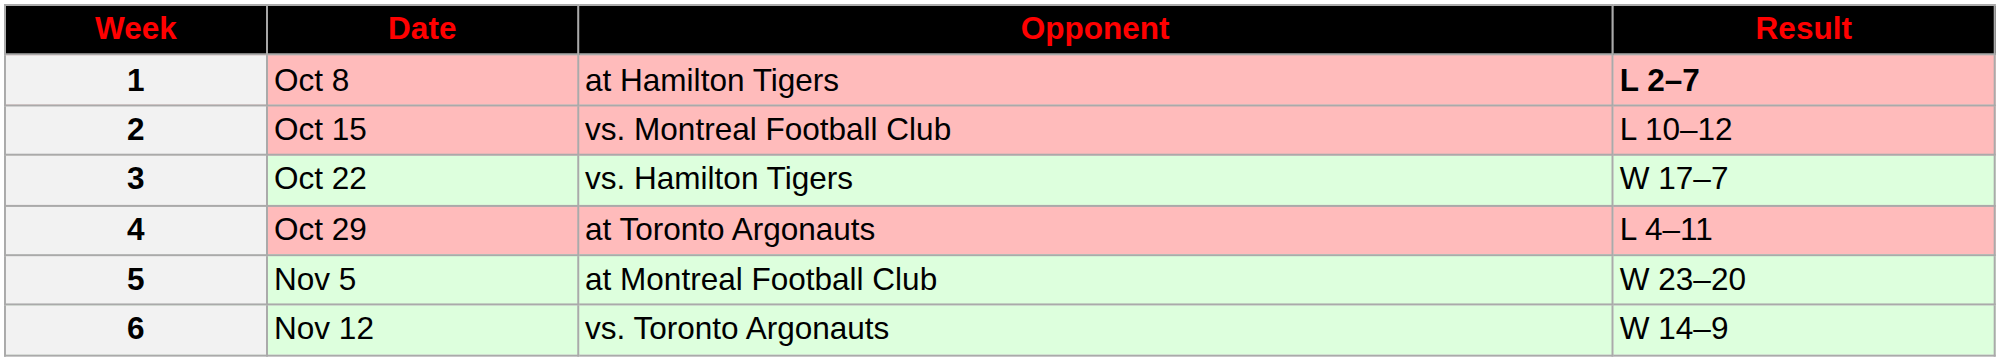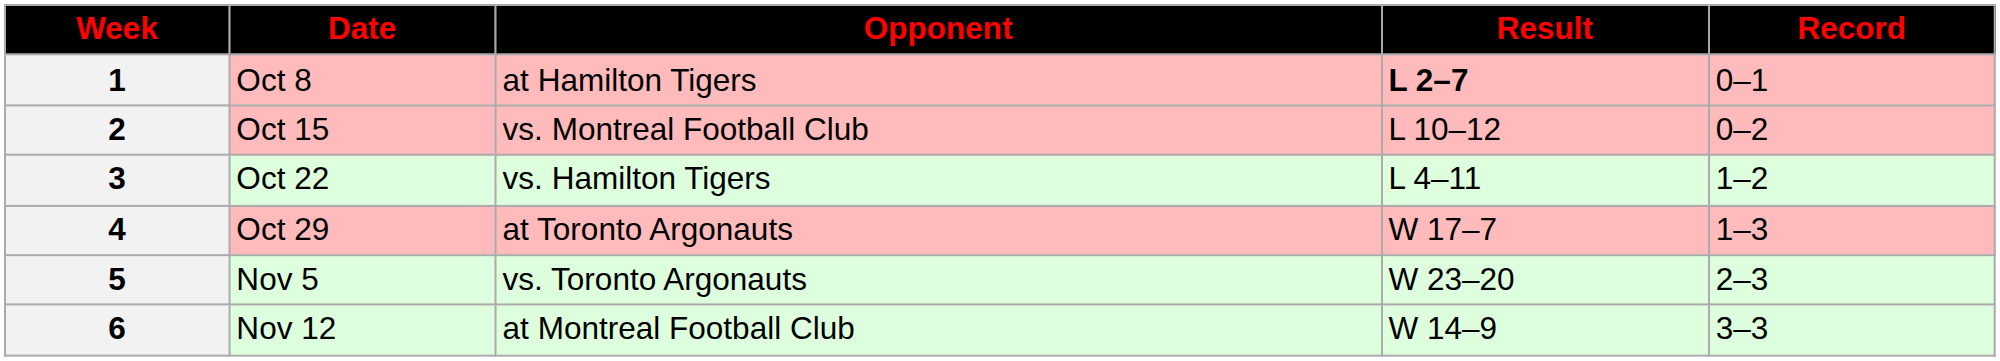+ column: (1852, 29)
(1674, 179) W 17–7 -> (1435, 179) L 4–11
(1666, 229) L 4–11 -> (1443, 229) W 17–7
(761, 279) at Montreal Football Club -> (655, 279) vs. Toronto Argonauts
(737, 329) vs. Toronto Argonauts -> (679, 329) at Montreal Football Club
